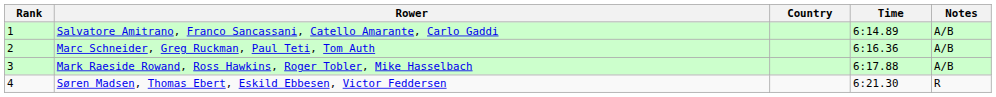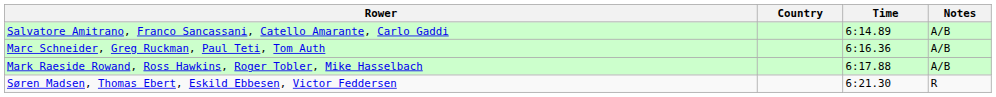- column: (29, 13)
